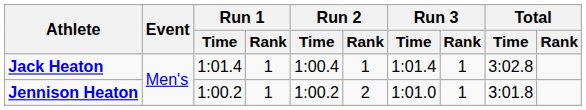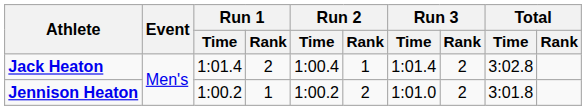(268, 67) 1 -> (268, 67) 2
(462, 67) 1 -> (462, 67) 2
(462, 93) 1 -> (462, 93) 2
